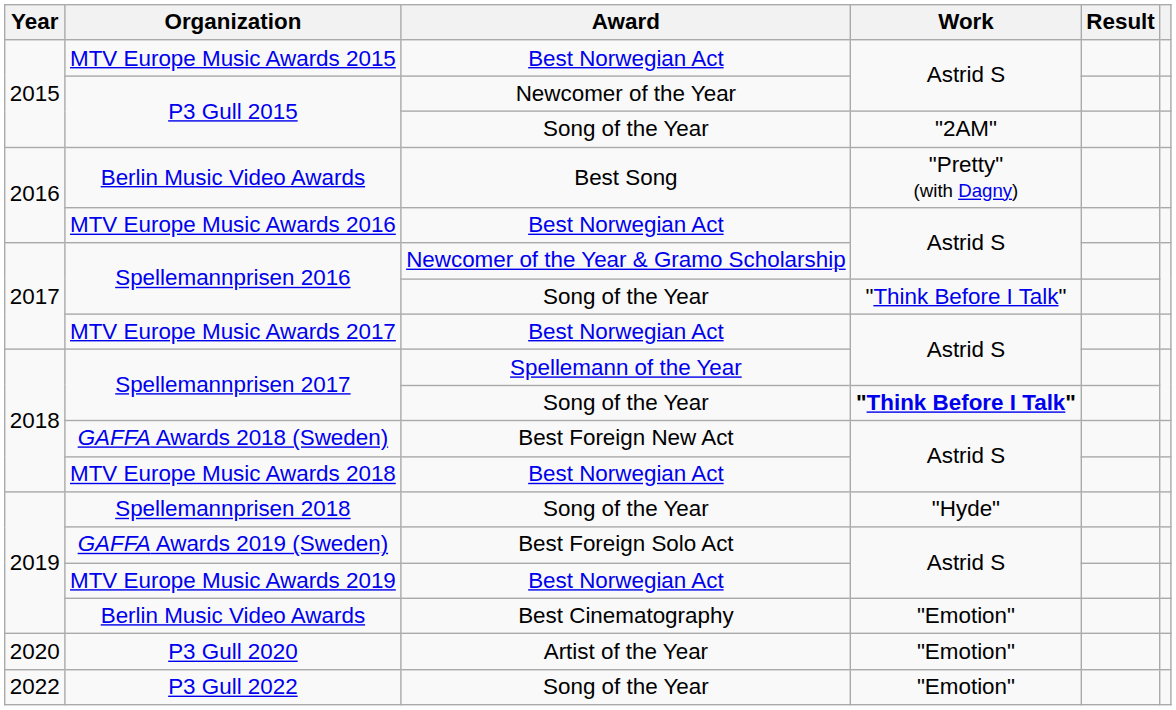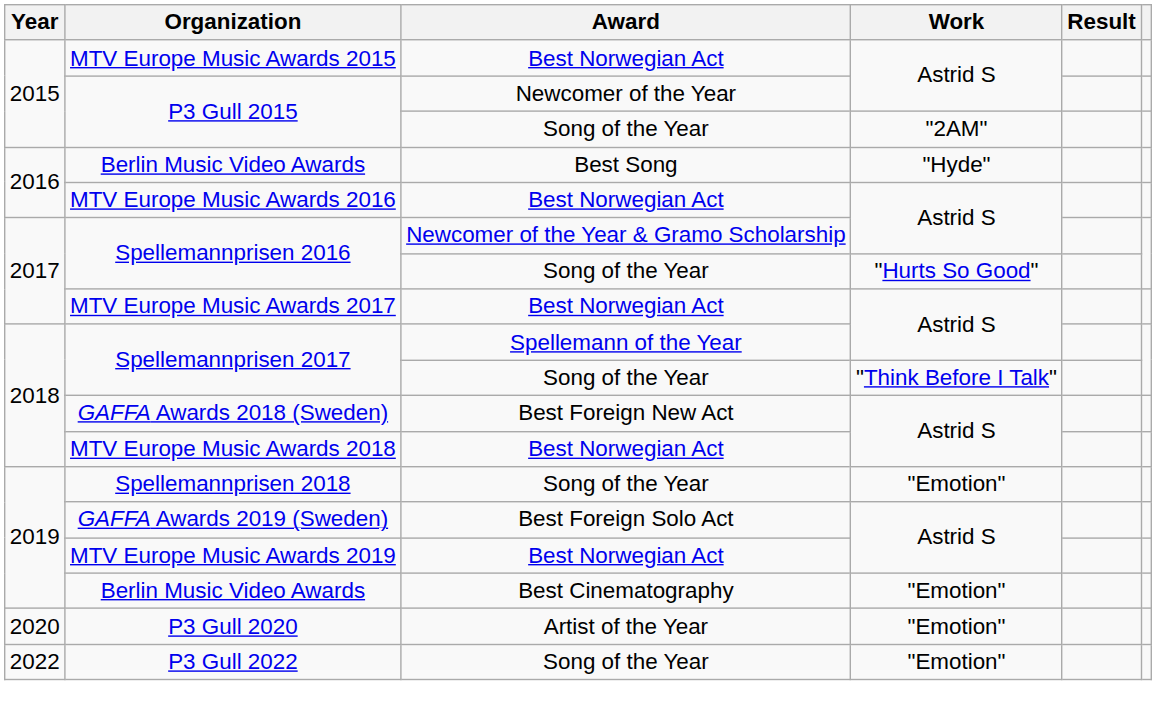(966, 176) "Pretty" (with Dagny) -> (956, 164) "Hyde"
(966, 296) "Think Before I Talk" -> (956, 270) "Hurts So Good"
(966, 402) bold -> (956, 377) normal
(966, 509) "Hyde" -> (956, 484) "Emotion"
